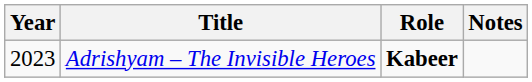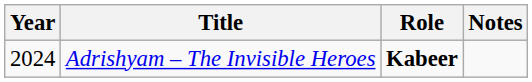(33, 58) 2023 -> (33, 58) 2024
